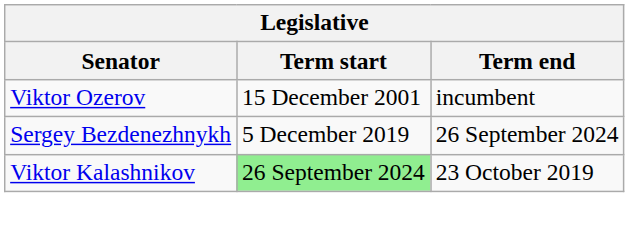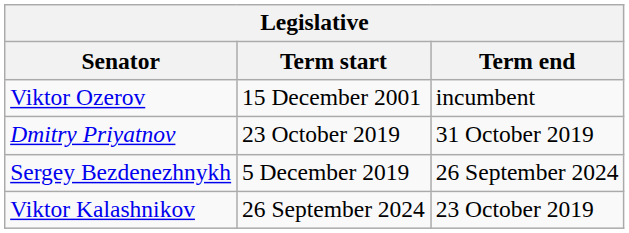+ row: (93, 135)
(333, 172) lightgreen background -> (333, 209) no background
